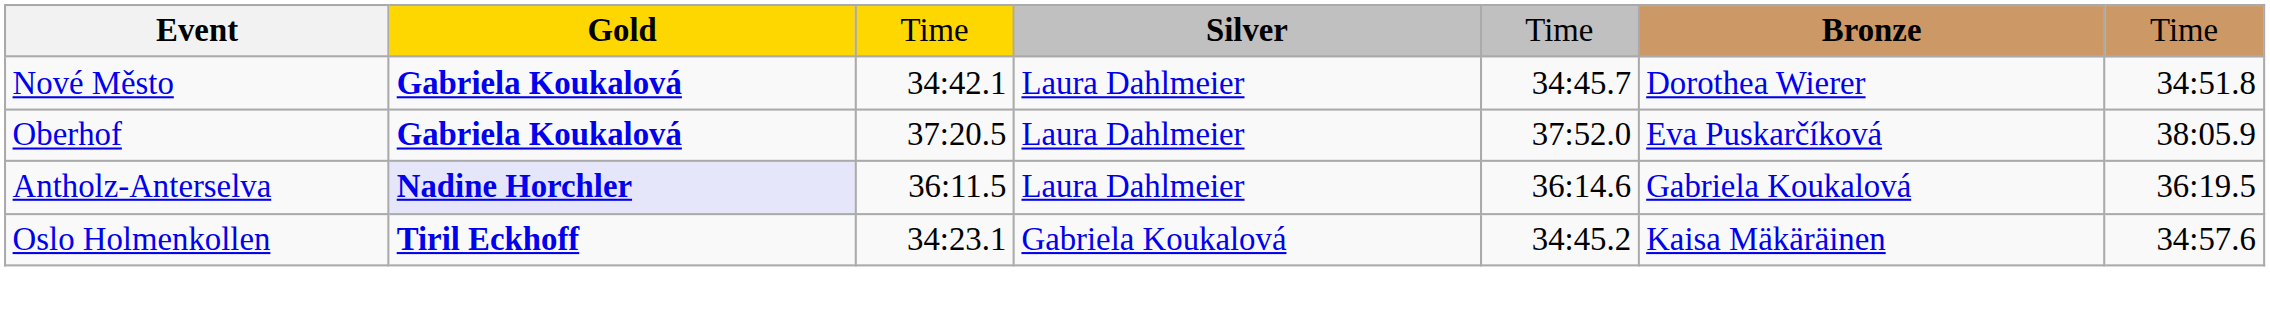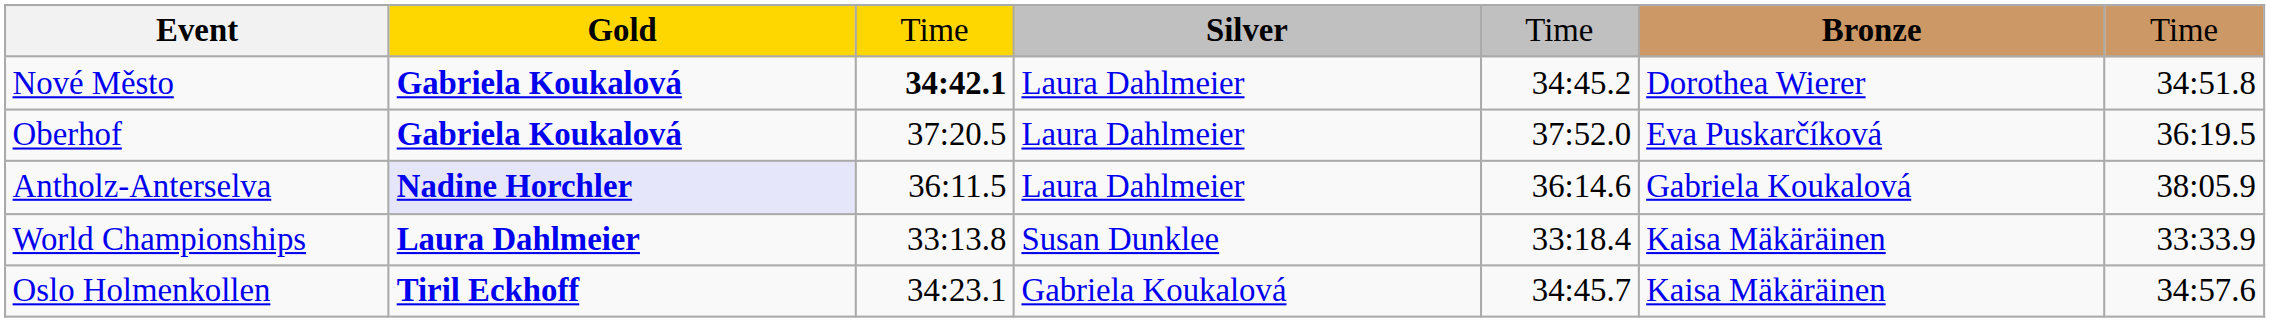(957, 82) normal -> (956, 82) bold
(1581, 82) 34:45.7 -> (1581, 82) 34:45.2
(2206, 134) 38:05.9 -> (2206, 134) 36:19.5
(2206, 186) 36:19.5 -> (2206, 186) 38:05.9
+ row: (159, 238)
(1581, 238) 34:45.2 -> (1581, 290) 34:45.7
